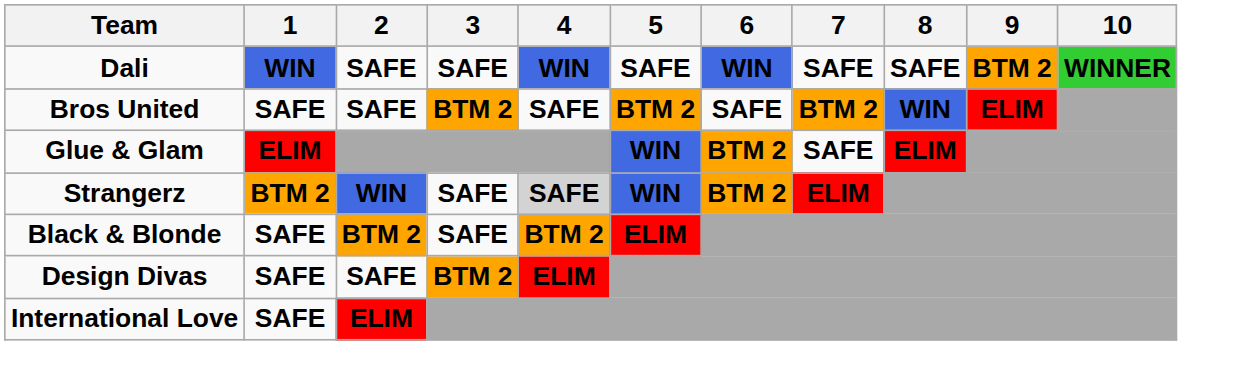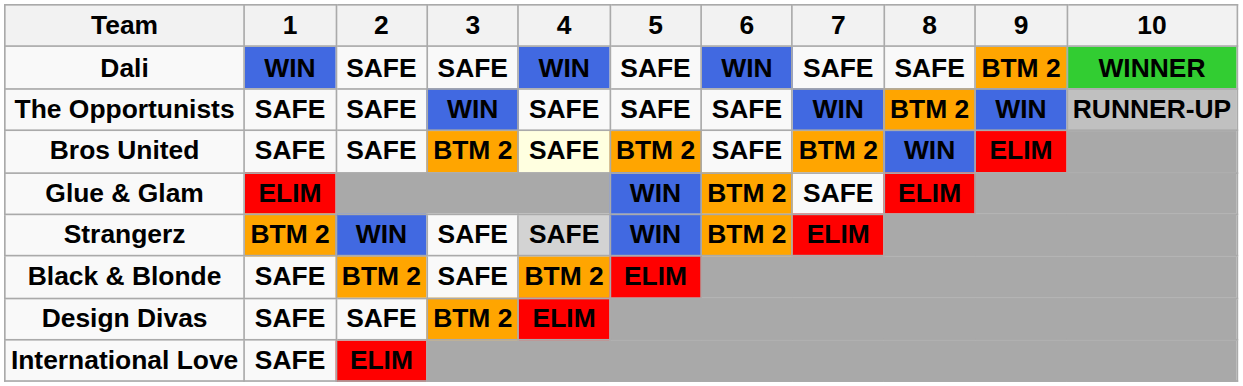+ row: (125, 109)
(564, 109) no background -> (564, 151) lightyellow background
